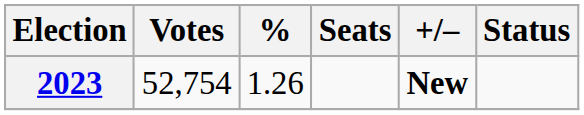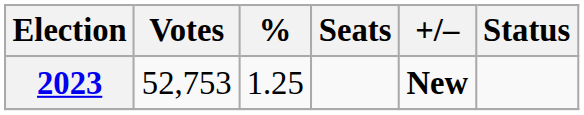(187, 82) 52,754 -> (187, 82) 52,753
(275, 82) 1.26 -> (275, 82) 1.25
